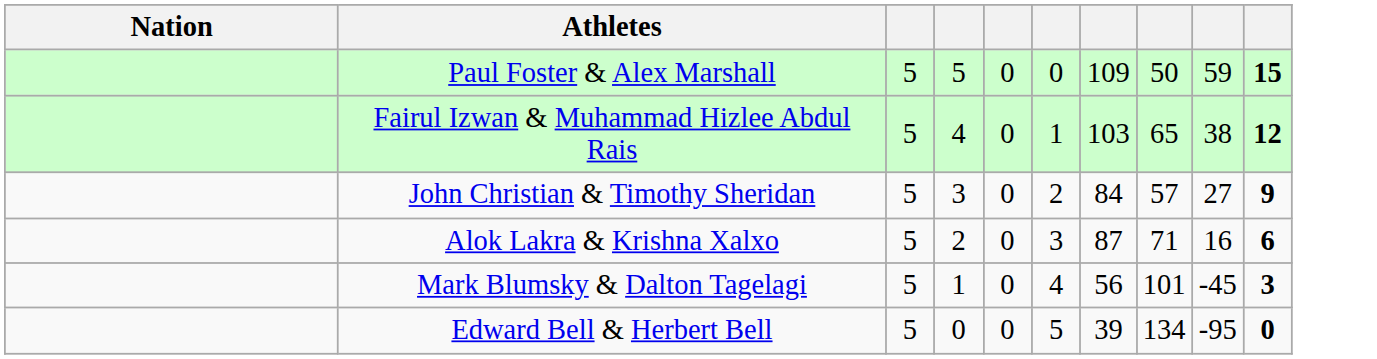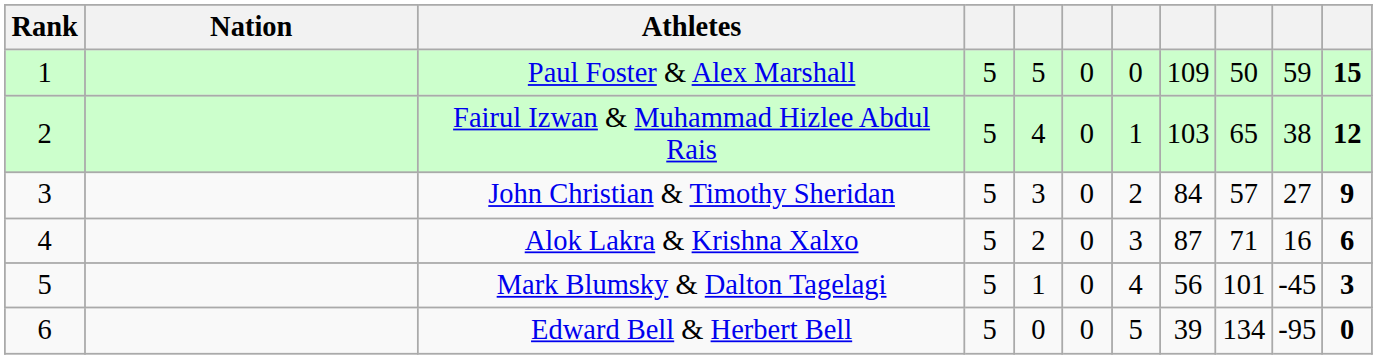+ column: (45, 27)
